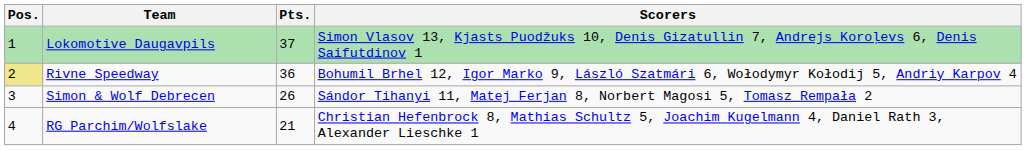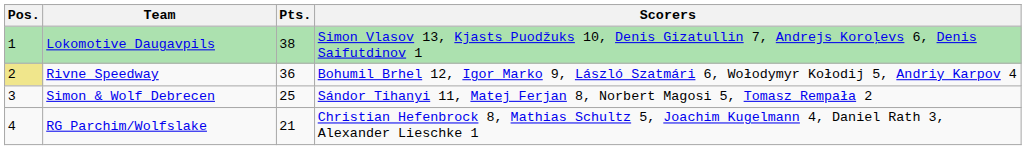(287, 45) 37 -> (287, 45) 38
(287, 96) 26 -> (287, 96) 25
